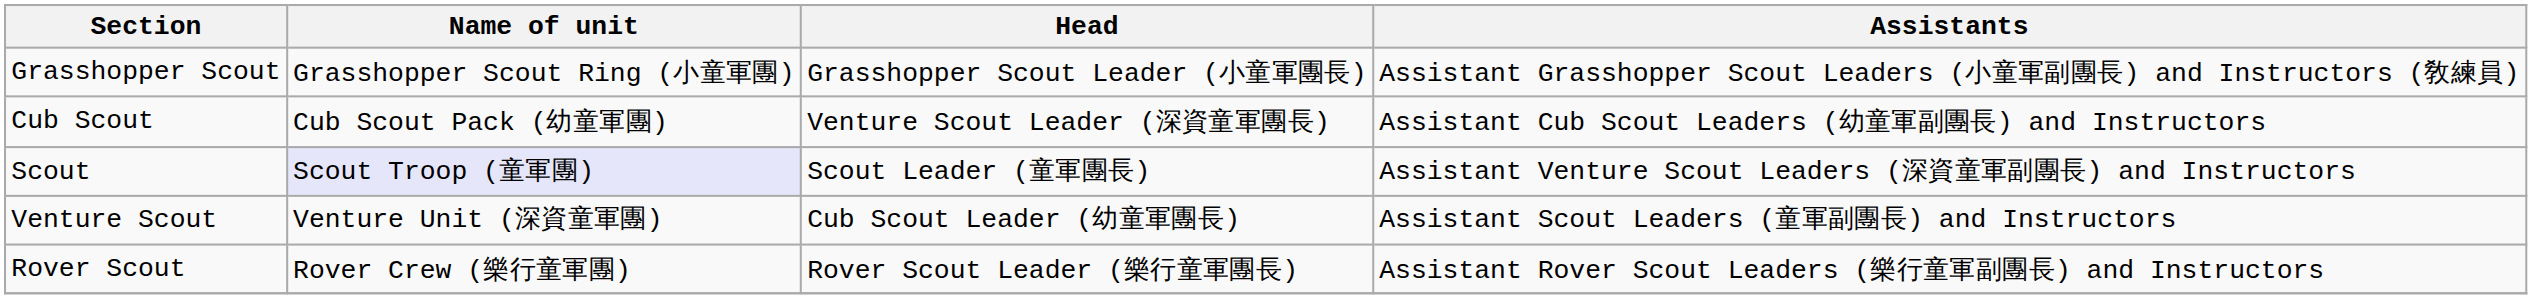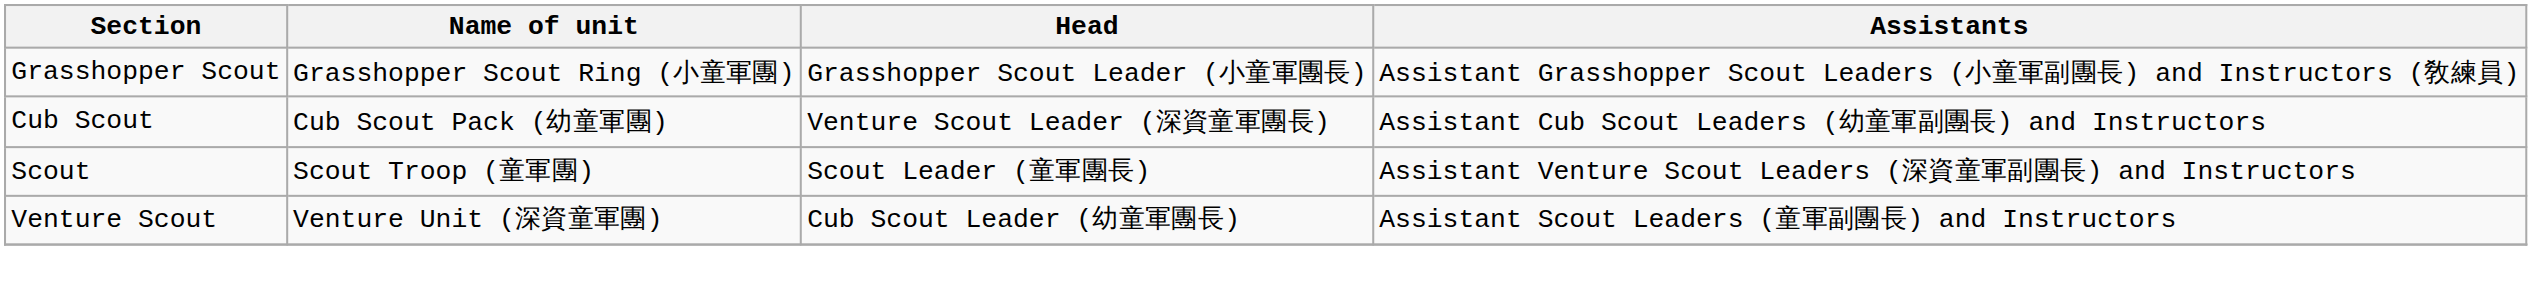(444, 172) lavender background -> (444, 172) no background
- row: (98, 269)
